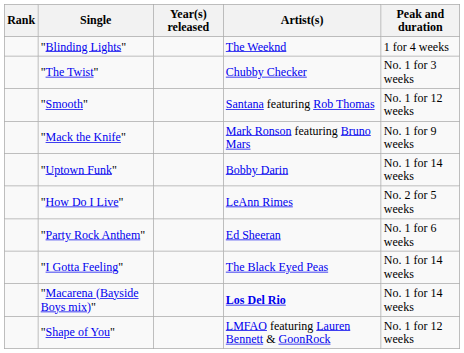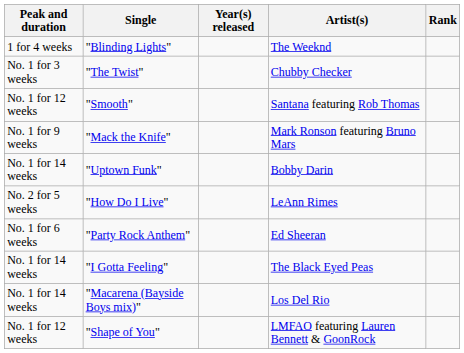columns swapped: (21, 20) <-> (420, 20)
(256, 300) bold -> (300, 300) normal
